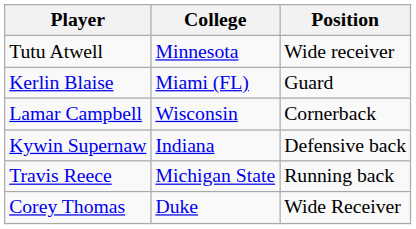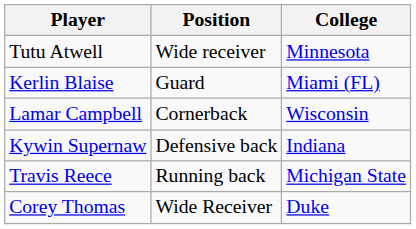columns swapped: (345, 20) <-> (215, 20)
